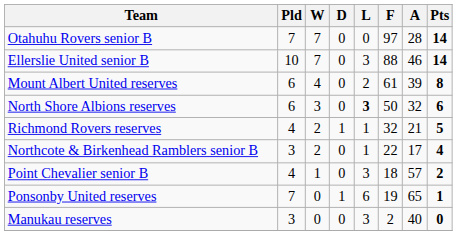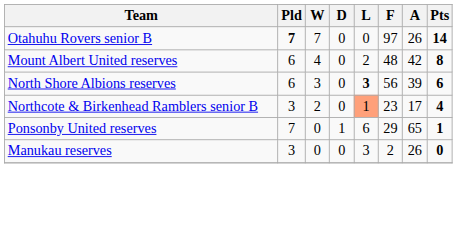(292, 38) normal -> (292, 38) bold
(415, 38) 28 -> (415, 38) 26
- row: (78, 60)
(390, 83) 61 -> (390, 60) 48
(415, 83) 39 -> (415, 60) 42
(390, 106) 50 -> (390, 83) 56
(415, 106) 32 -> (415, 83) 39
- row: (84, 128)
(366, 151) no background -> (366, 106) lightsalmon background
(390, 151) 22 -> (390, 106) 23
- row: (78, 173)
(390, 196) 19 -> (390, 128) 29
(415, 219) 40 -> (415, 151) 26
